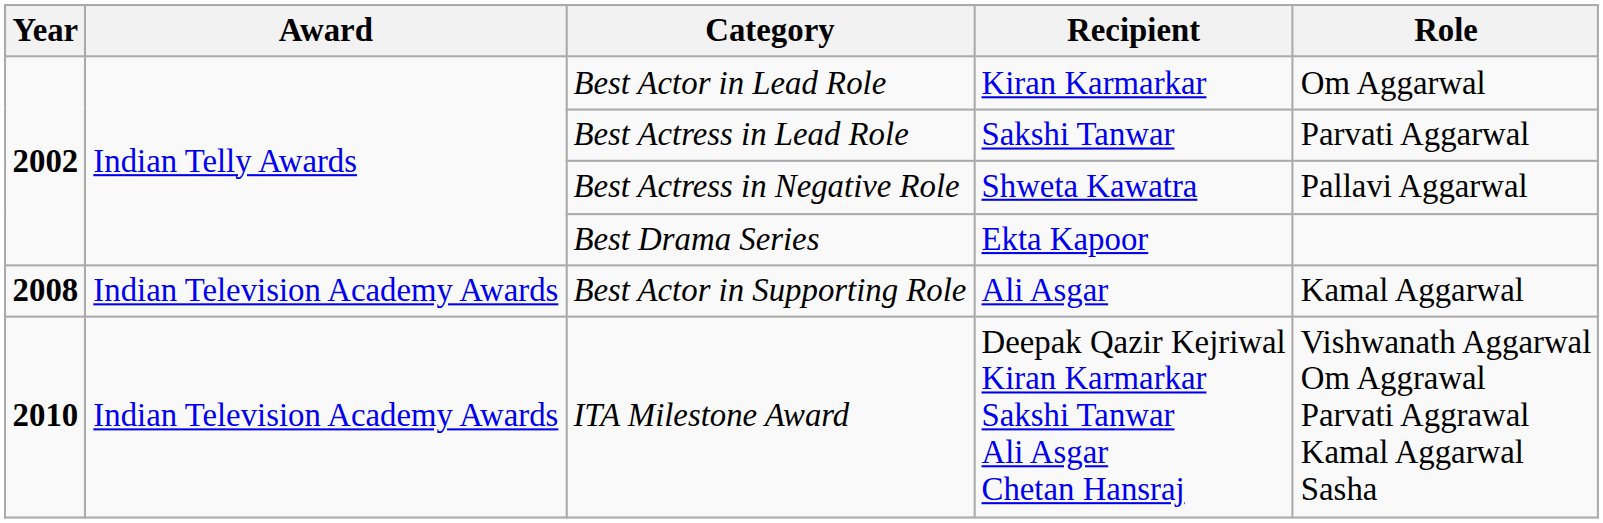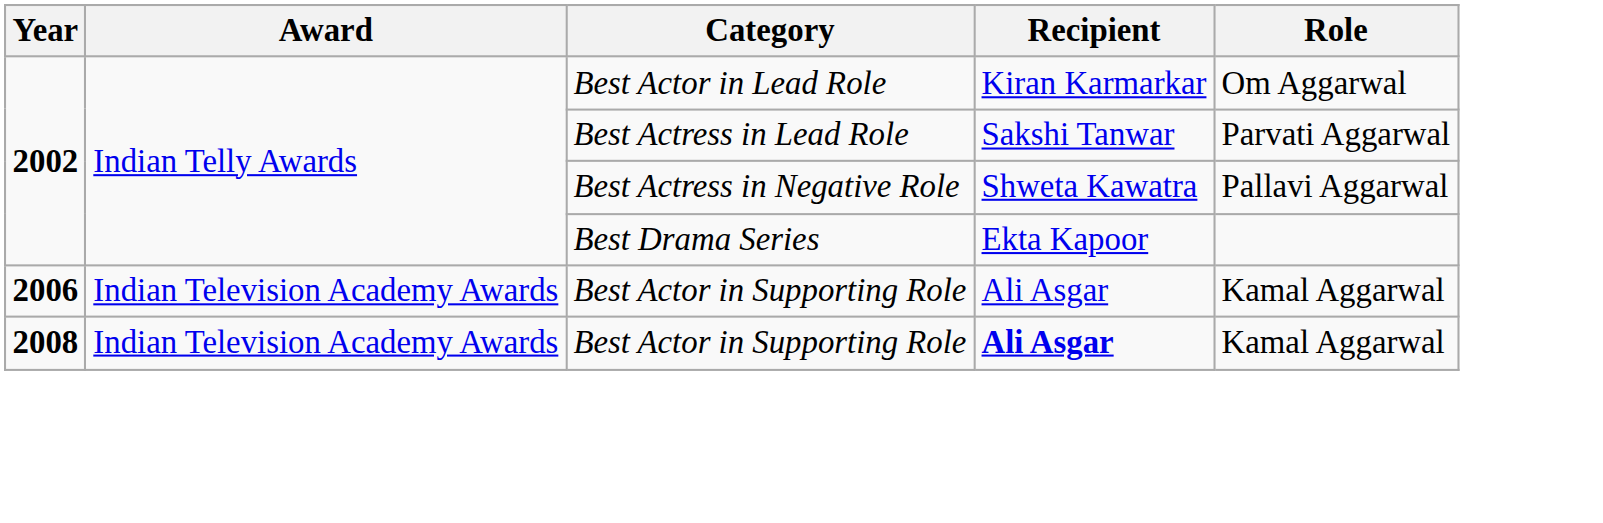+ row: (45, 290)
(1045, 290) normal -> (1048, 342) bold
- row: (45, 416)
